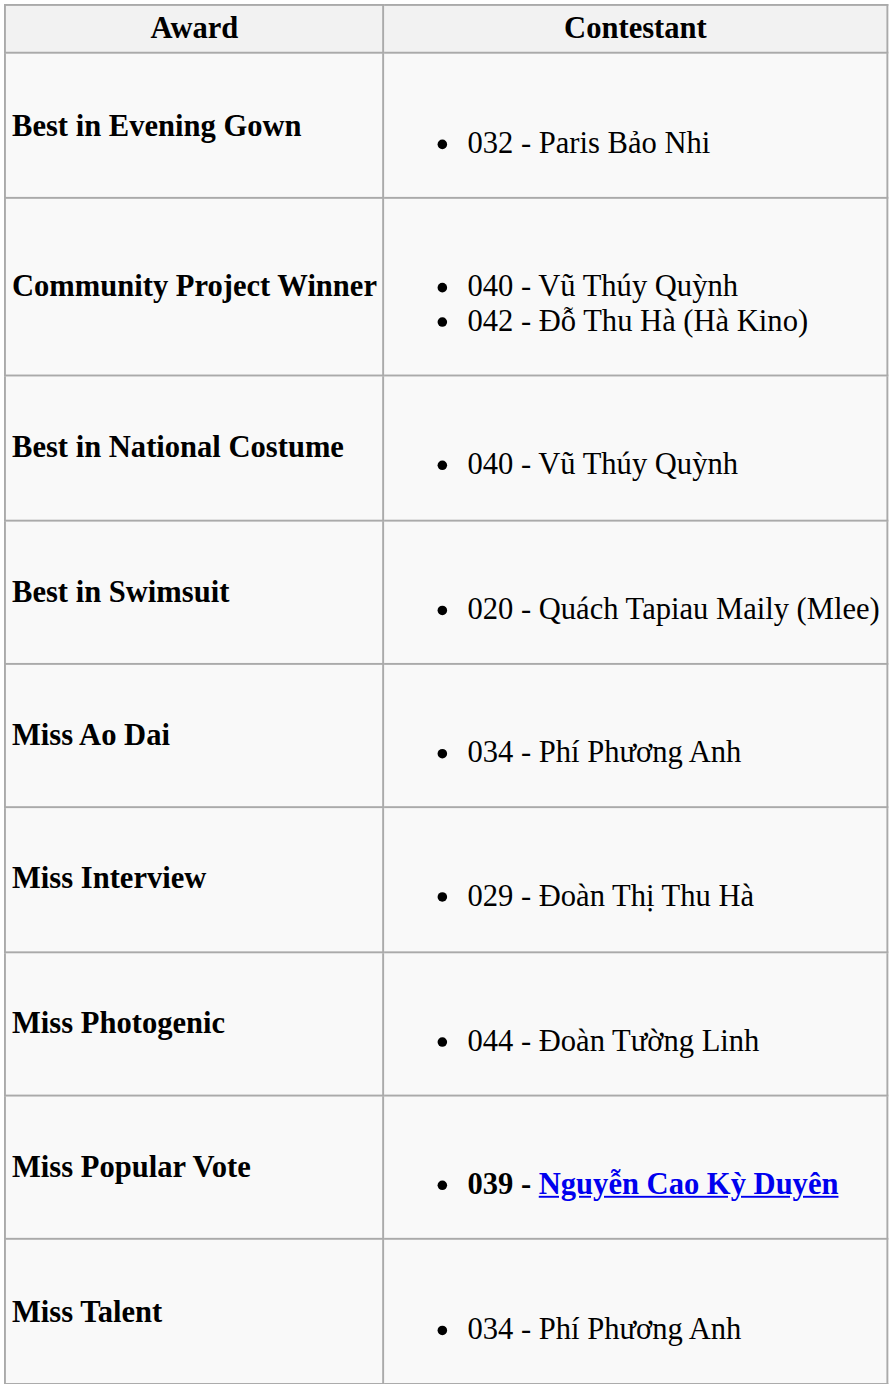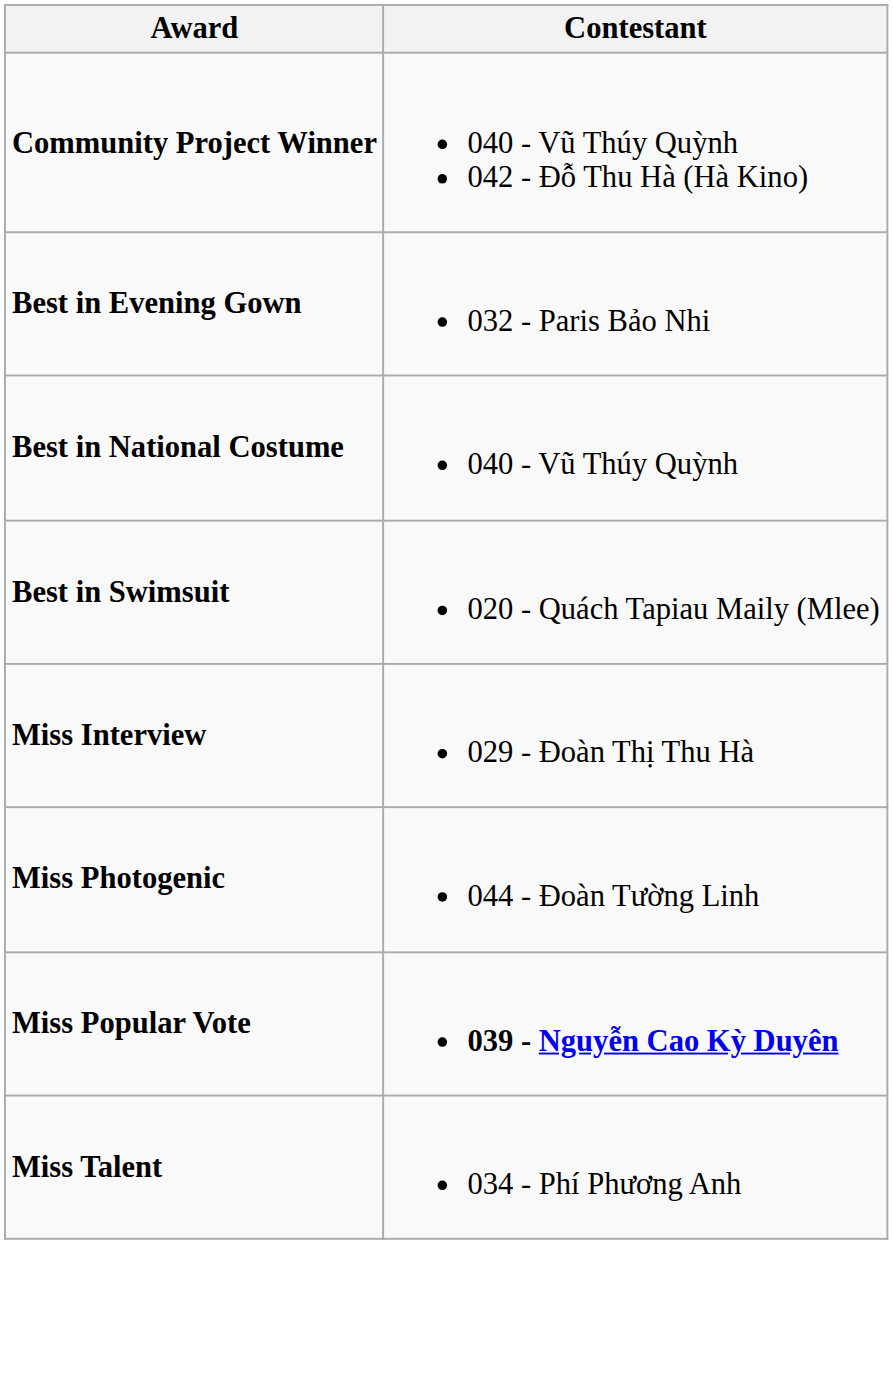rows swapped: (194, 286) <-> (157, 124)
- row: (91, 735)
